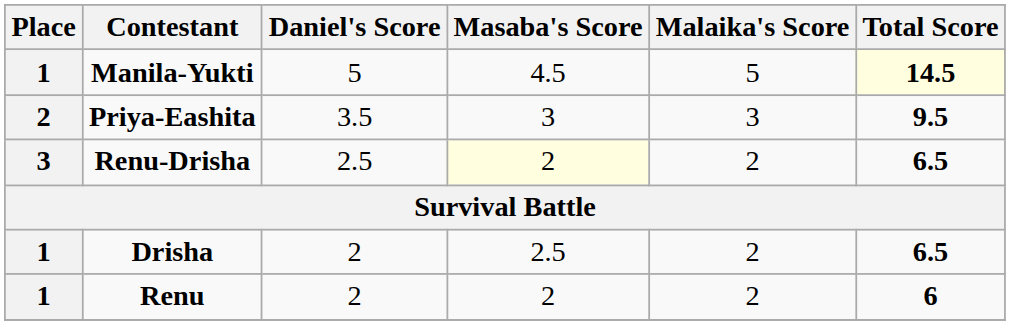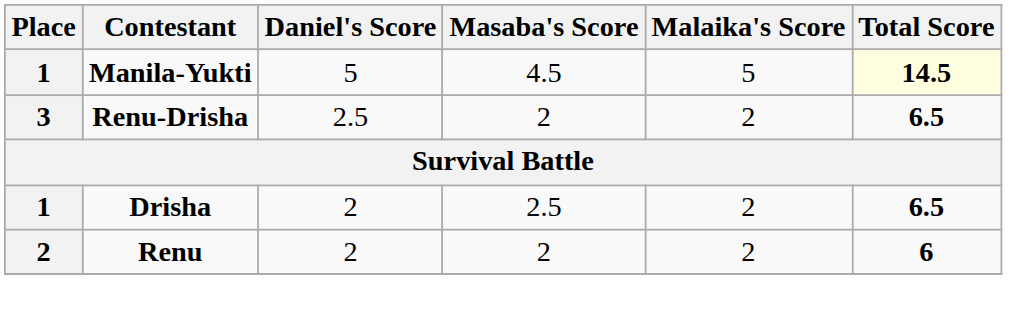- row: (172, 116)
(548, 161) lightyellow background -> (544, 116) no background
(44, 296) 1 -> (44, 251) 2
